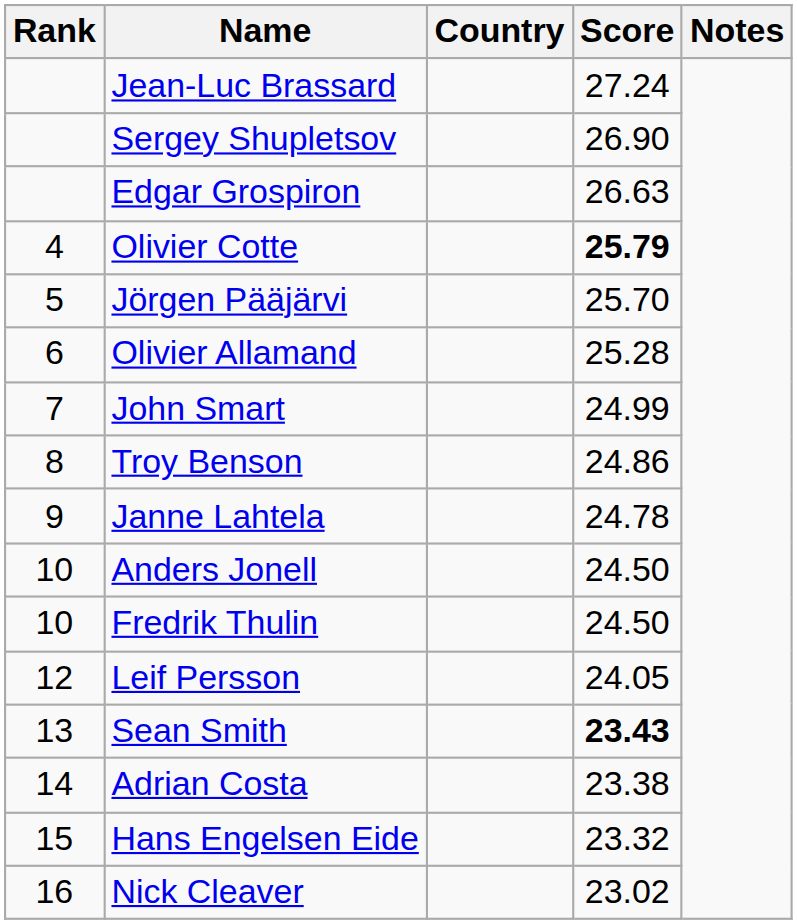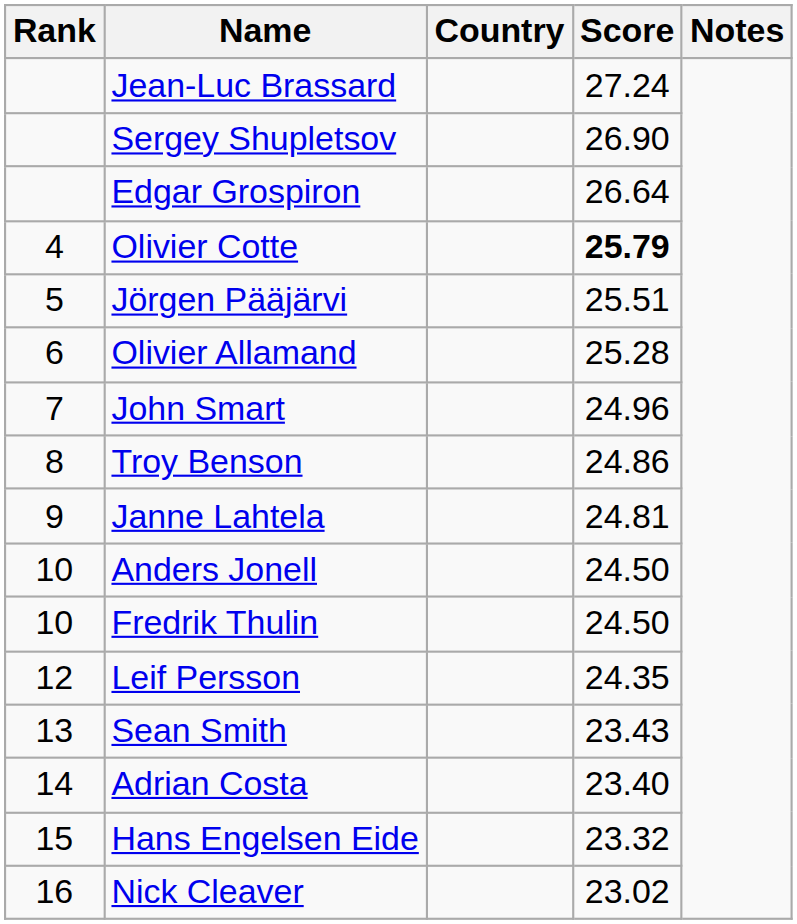(627, 192) 26.63 -> (627, 192) 26.64
(627, 300) 25.70 -> (627, 300) 25.51
(627, 407) 24.99 -> (627, 407) 24.96
(627, 515) 24.78 -> (627, 515) 24.81
(627, 676) 24.05 -> (627, 676) 24.35
(627, 730) bold -> (627, 730) normal
(627, 784) 23.38 -> (627, 784) 23.40
